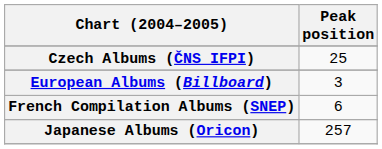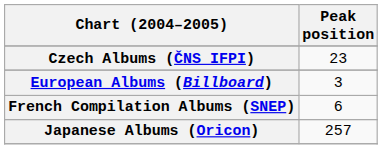(338, 58) 25 -> (338, 58) 23
